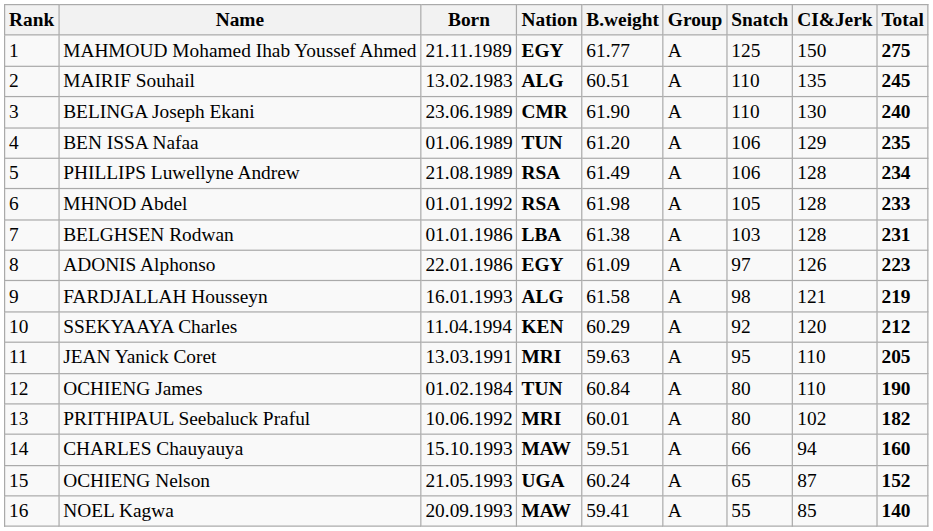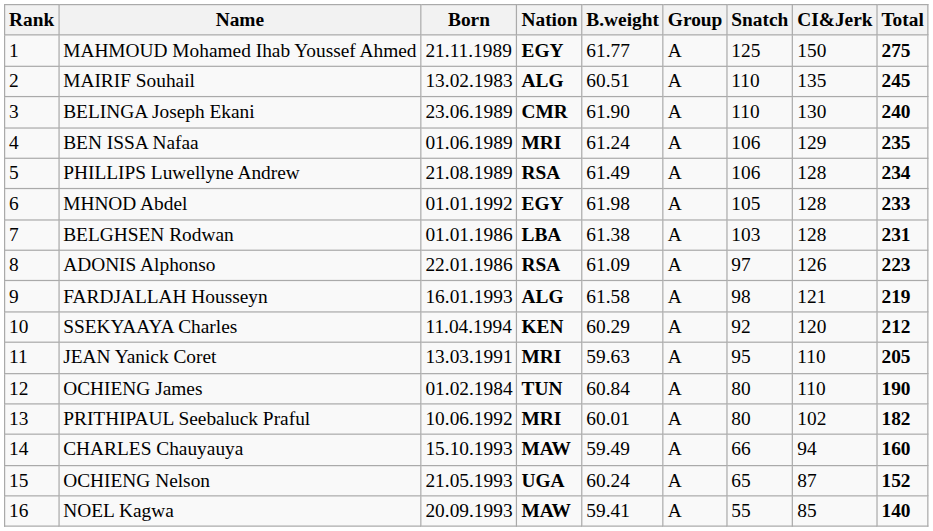(542, 142) TUN -> (541, 142) MRI
(608, 142) 61.20 -> (608, 142) 61.24
(541, 204) RSA -> (542, 204) EGY
(542, 265) EGY -> (541, 265) RSA
(608, 449) 59.51 -> (608, 449) 59.49
